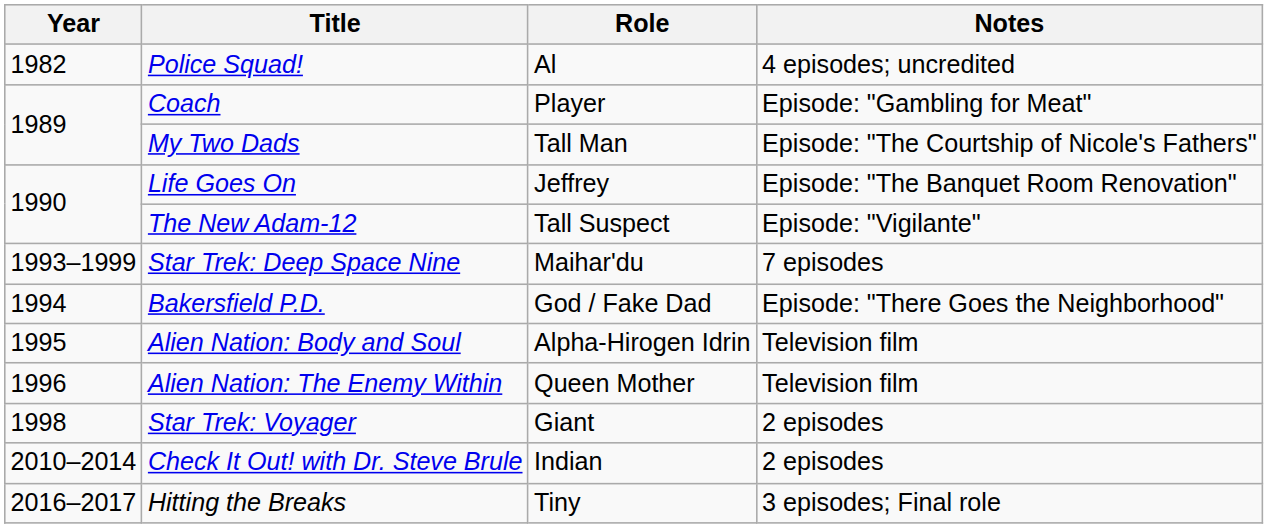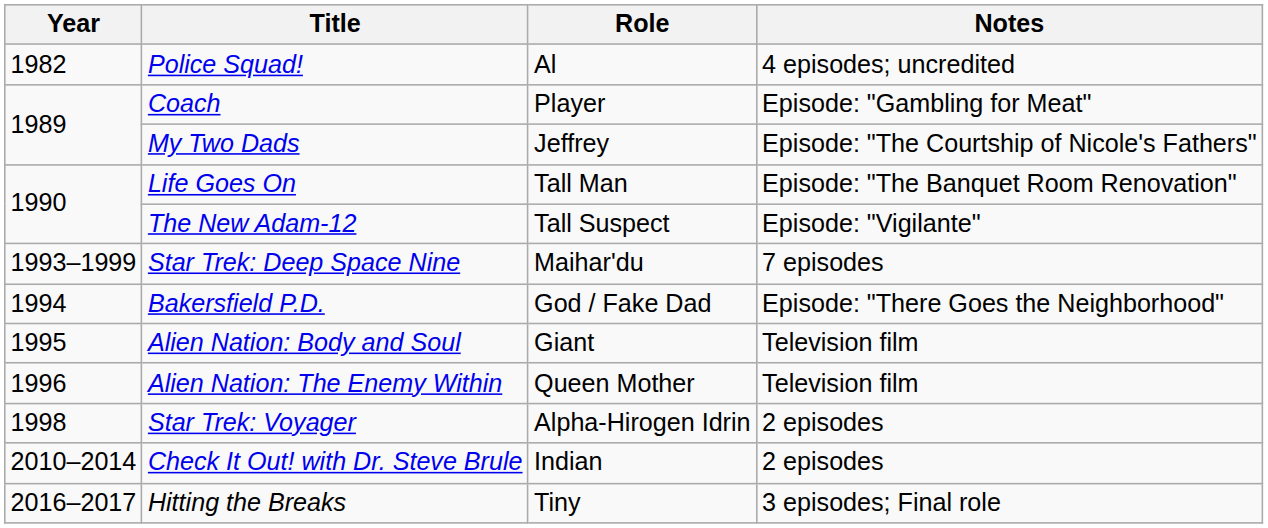(581, 143) Tall Man -> (572, 143) Jeffrey
(572, 183) Jeffrey -> (581, 183) Tall Man
(642, 343) Alpha-Hirogen Idrin -> (564, 343) Giant
(564, 422) Giant -> (642, 422) Alpha-Hirogen Idrin
